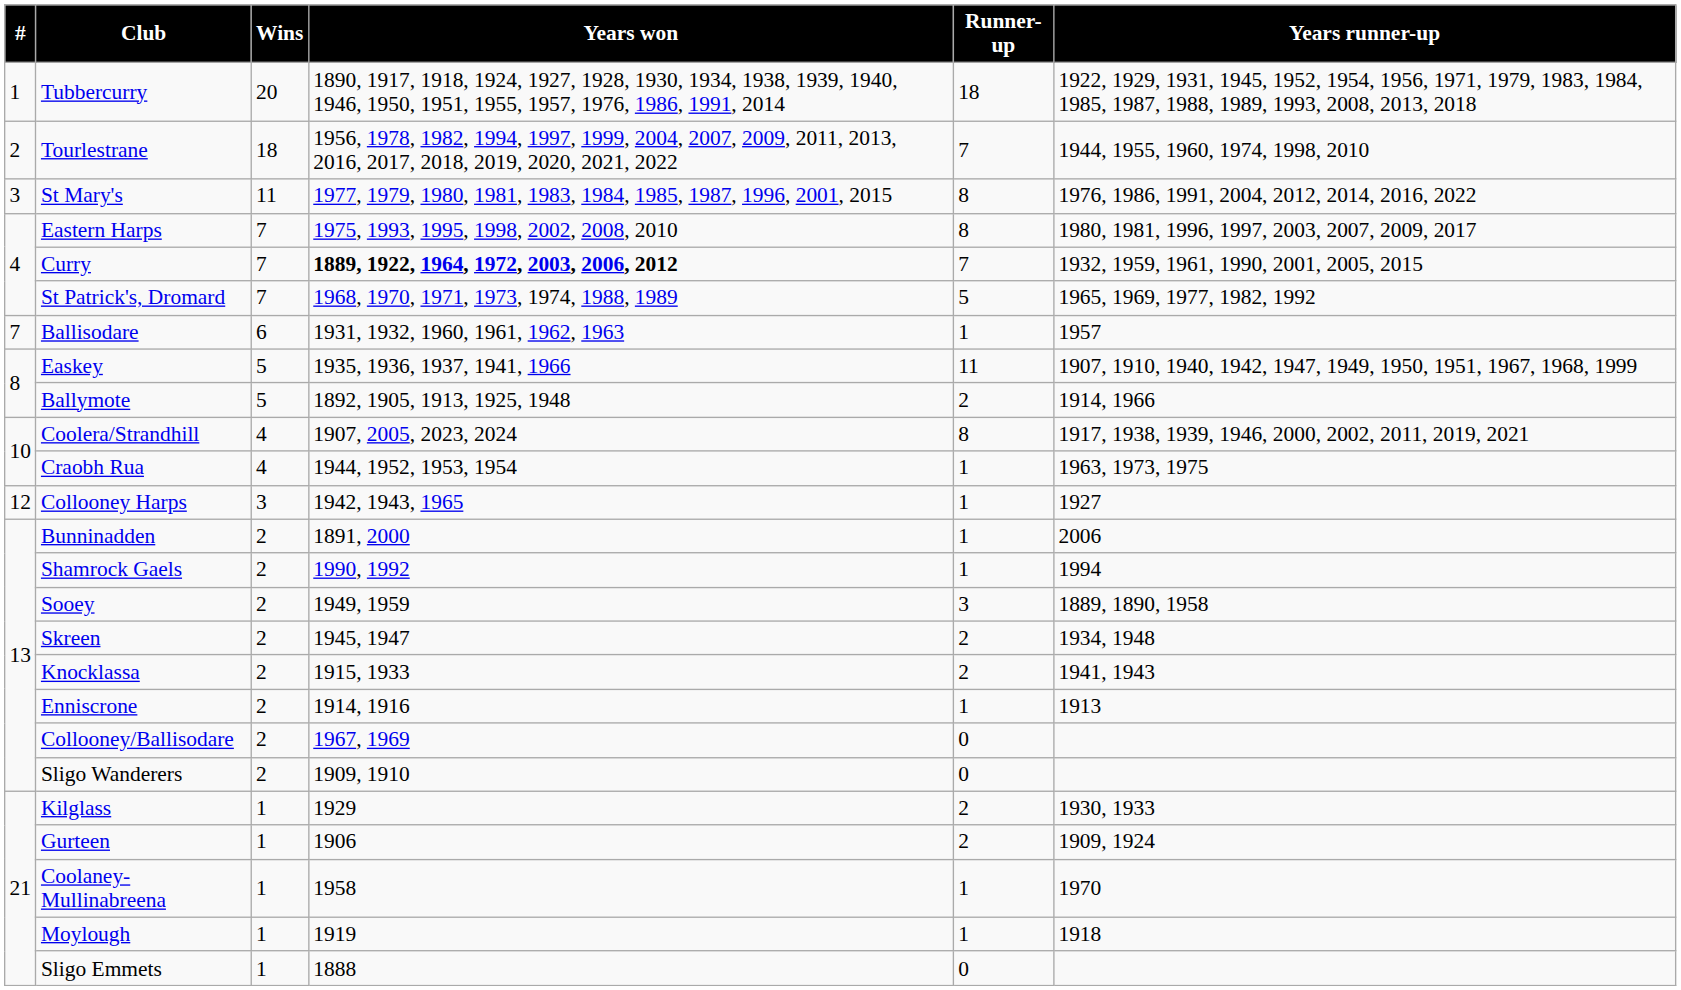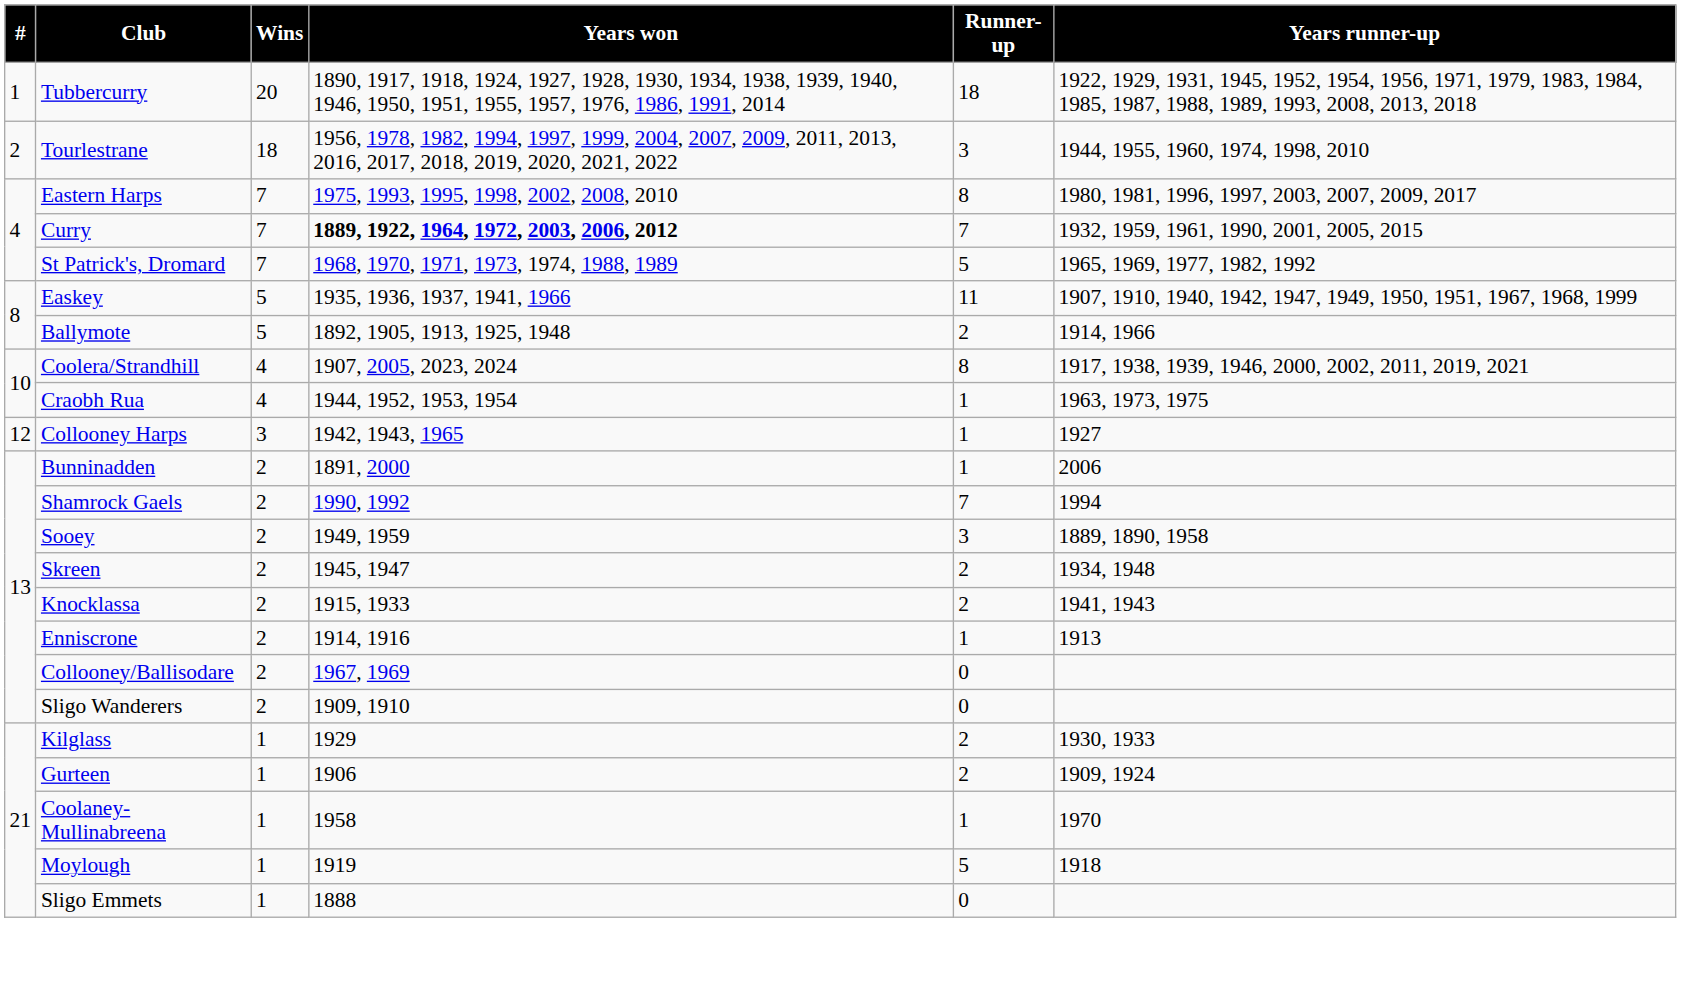(964, 149) 7 -> (964, 149) 3
- row: (82, 195)
- row: (90, 331)
(964, 569) 1 -> (964, 501) 7
(964, 934) 1 -> (964, 866) 5
